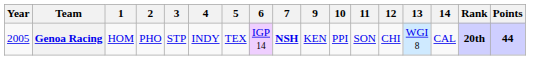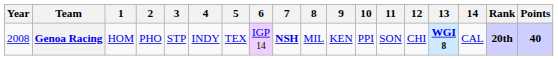+ column: (314, 14)
(18, 39) 2005 -> (18, 39) 2008
(417, 39) normal -> (444, 39) bold
(508, 39) 44 -> (535, 39) 40
